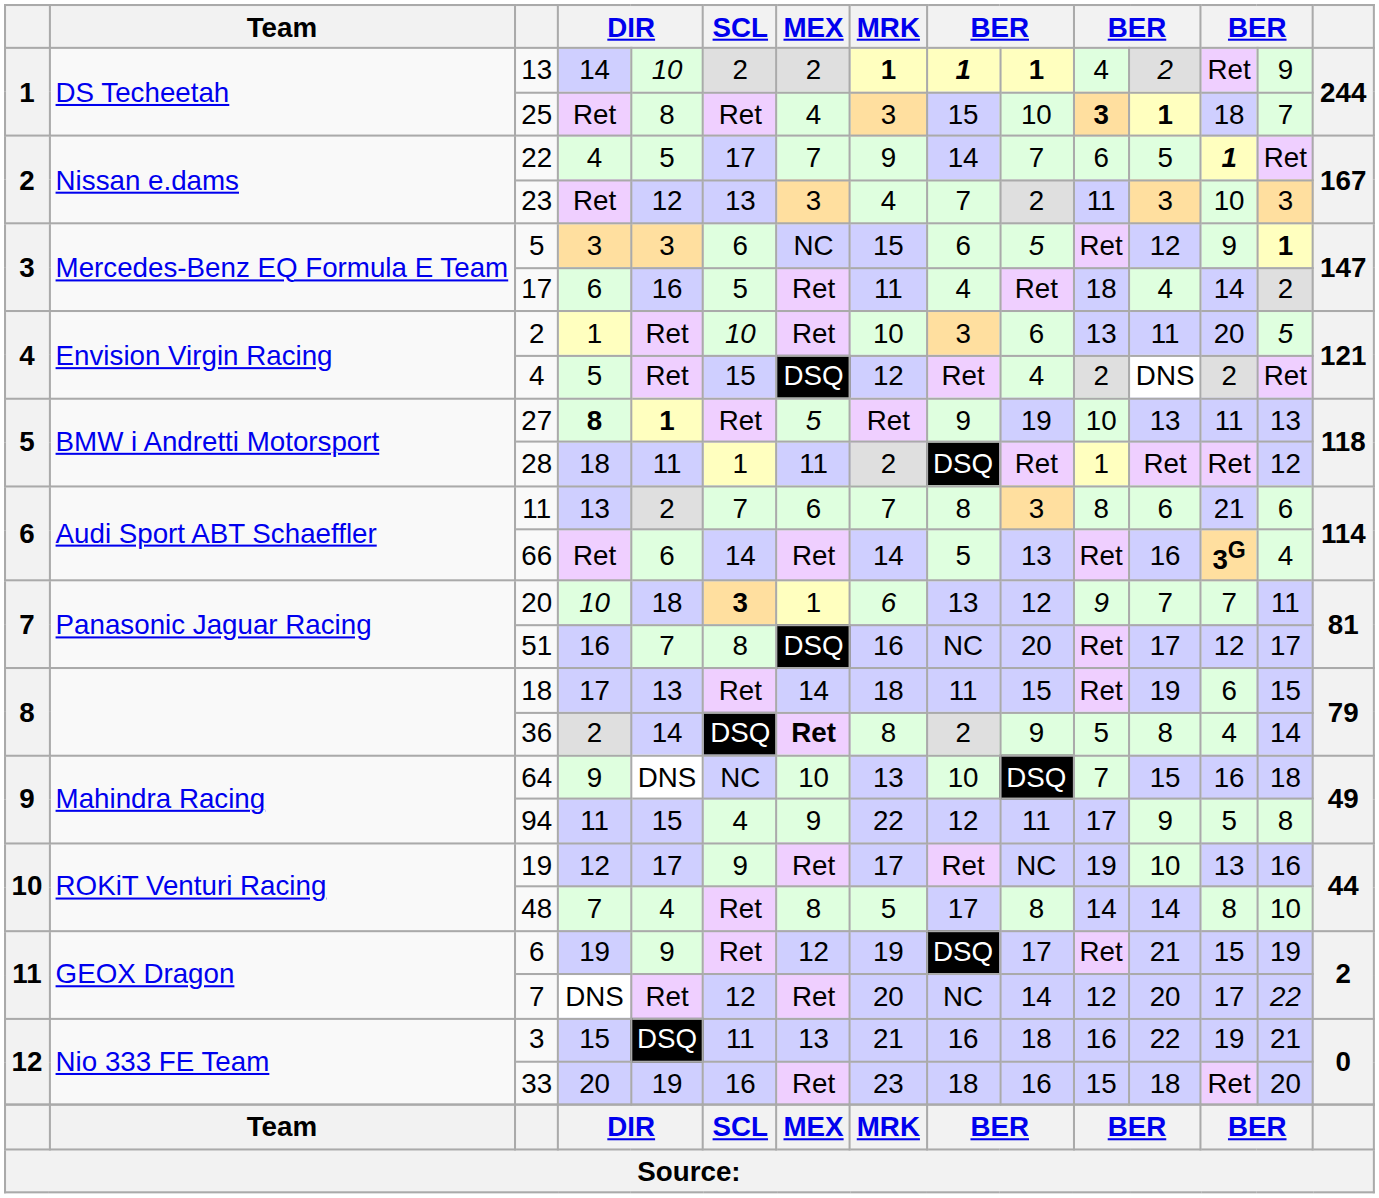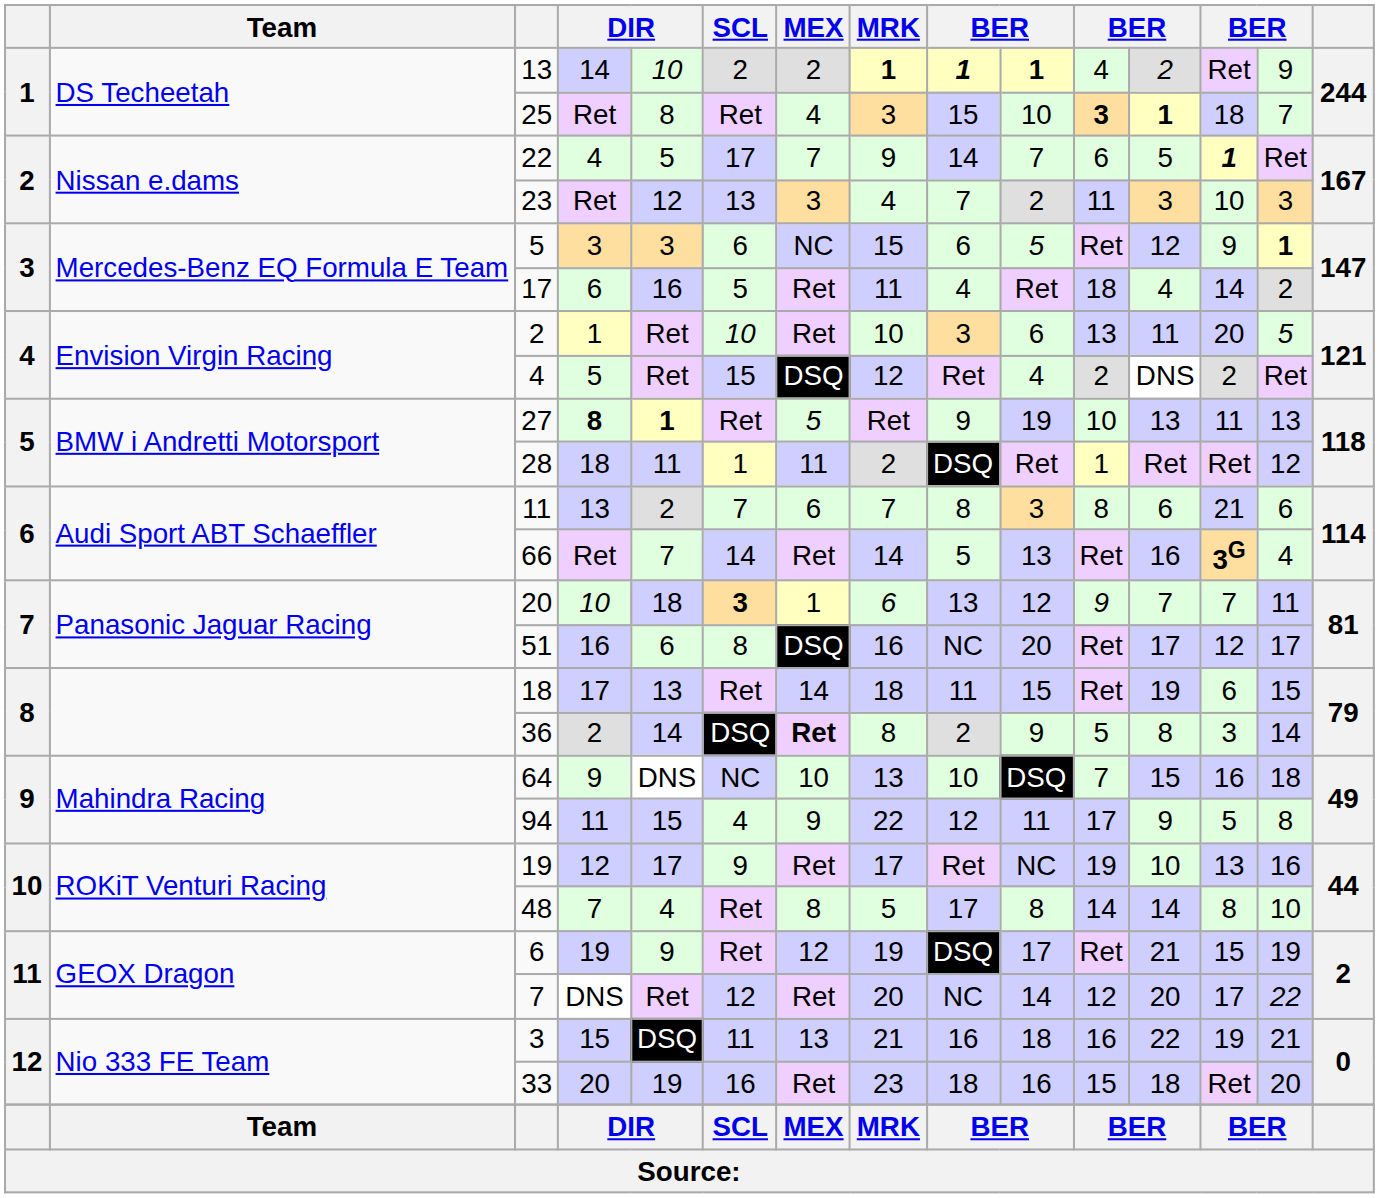(667, 555) 6 -> (667, 555) 7
(667, 646) 7 -> (667, 646) 6
(1229, 733) 4 -> (1229, 733) 3
